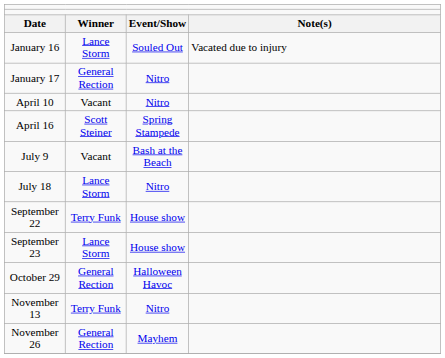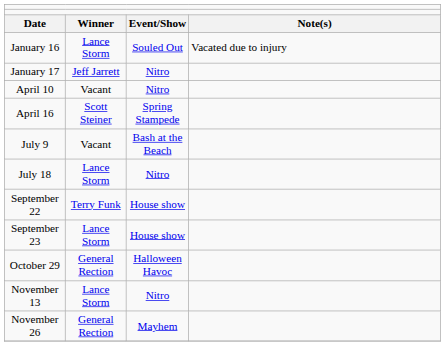(96, 78) General Rection -> (96, 71) Jeff Jarrett
(96, 308) Terry Funk -> (96, 295) Lance Storm
